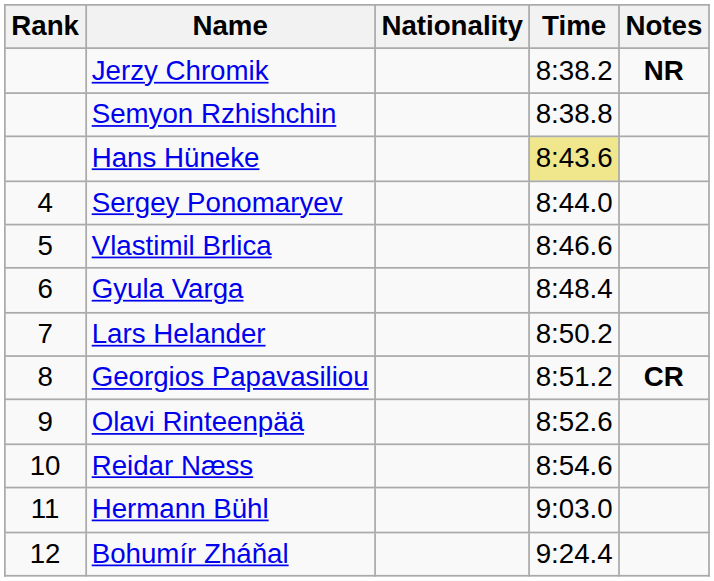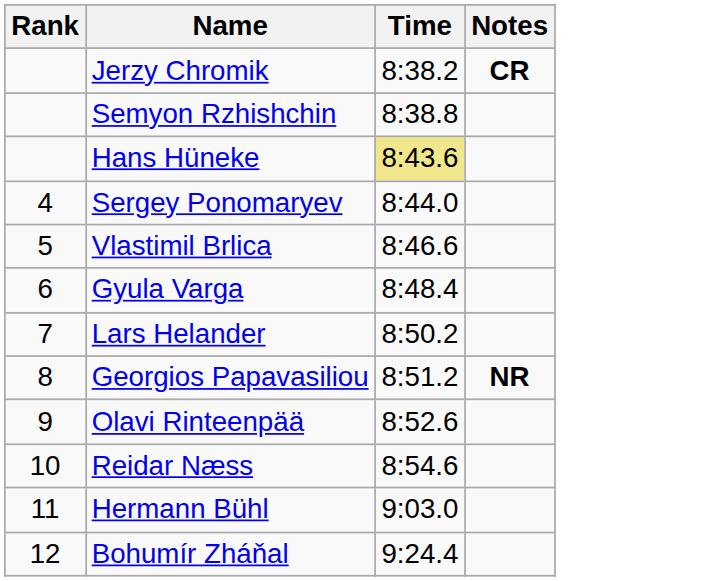- column: (452, 26)
(664, 70) NR -> (510, 70) CR
(664, 377) CR -> (510, 377) NR
